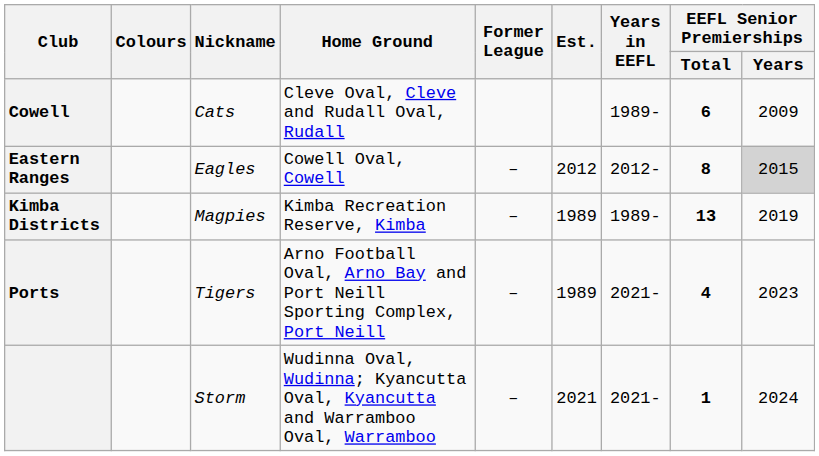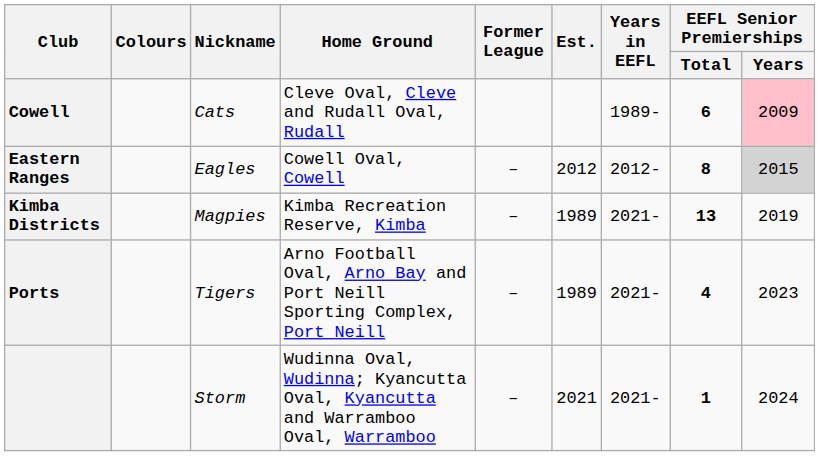(778, 113) no background -> (778, 113) pink background
(635, 216) 1989- -> (635, 216) 2021-
